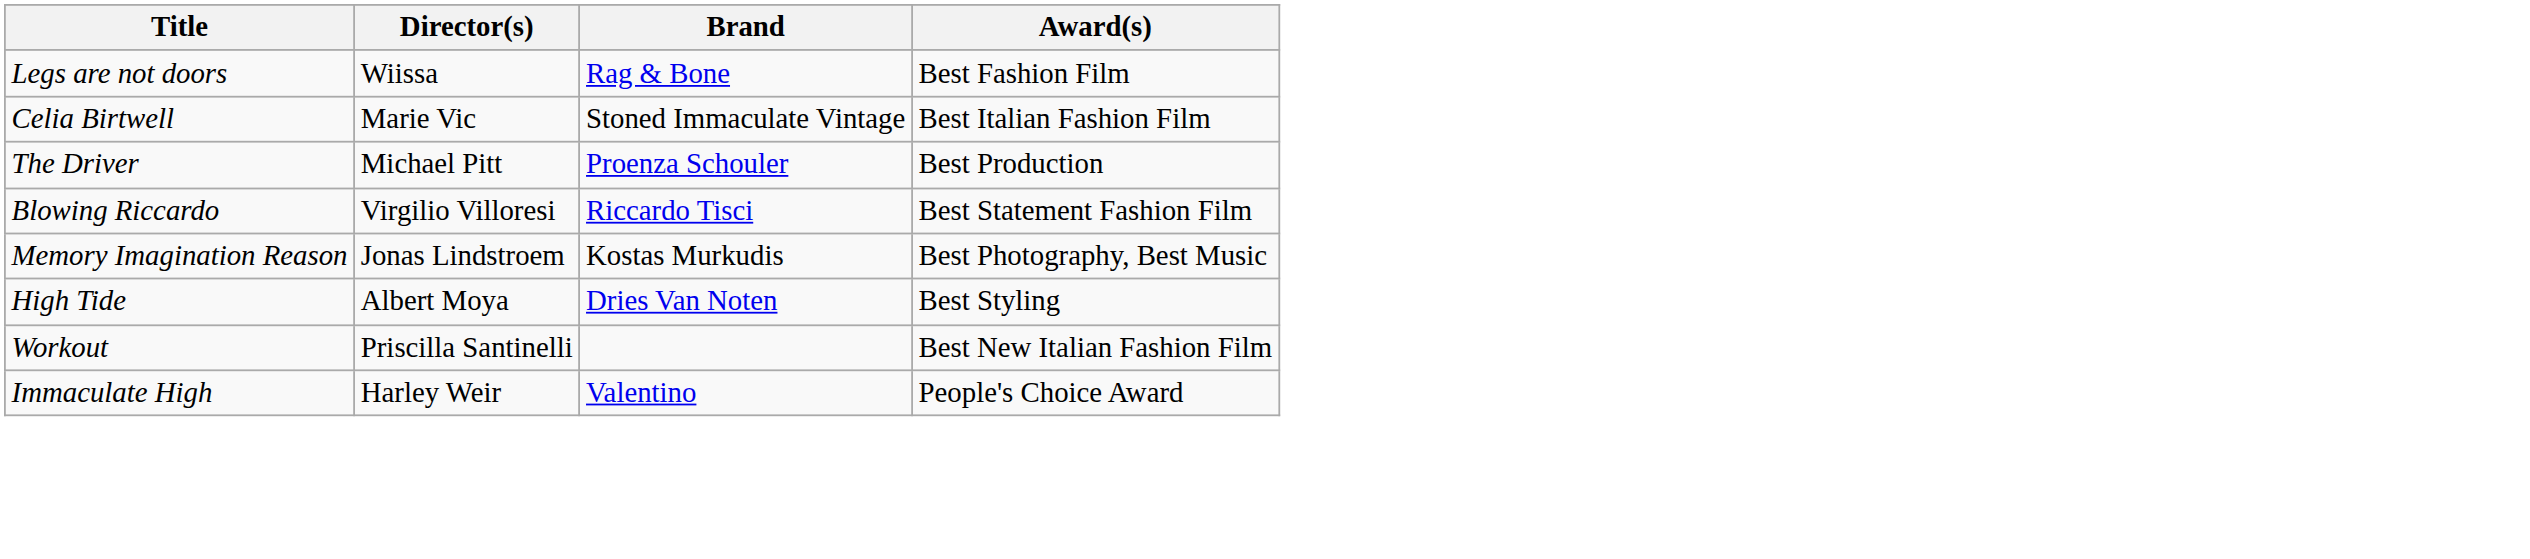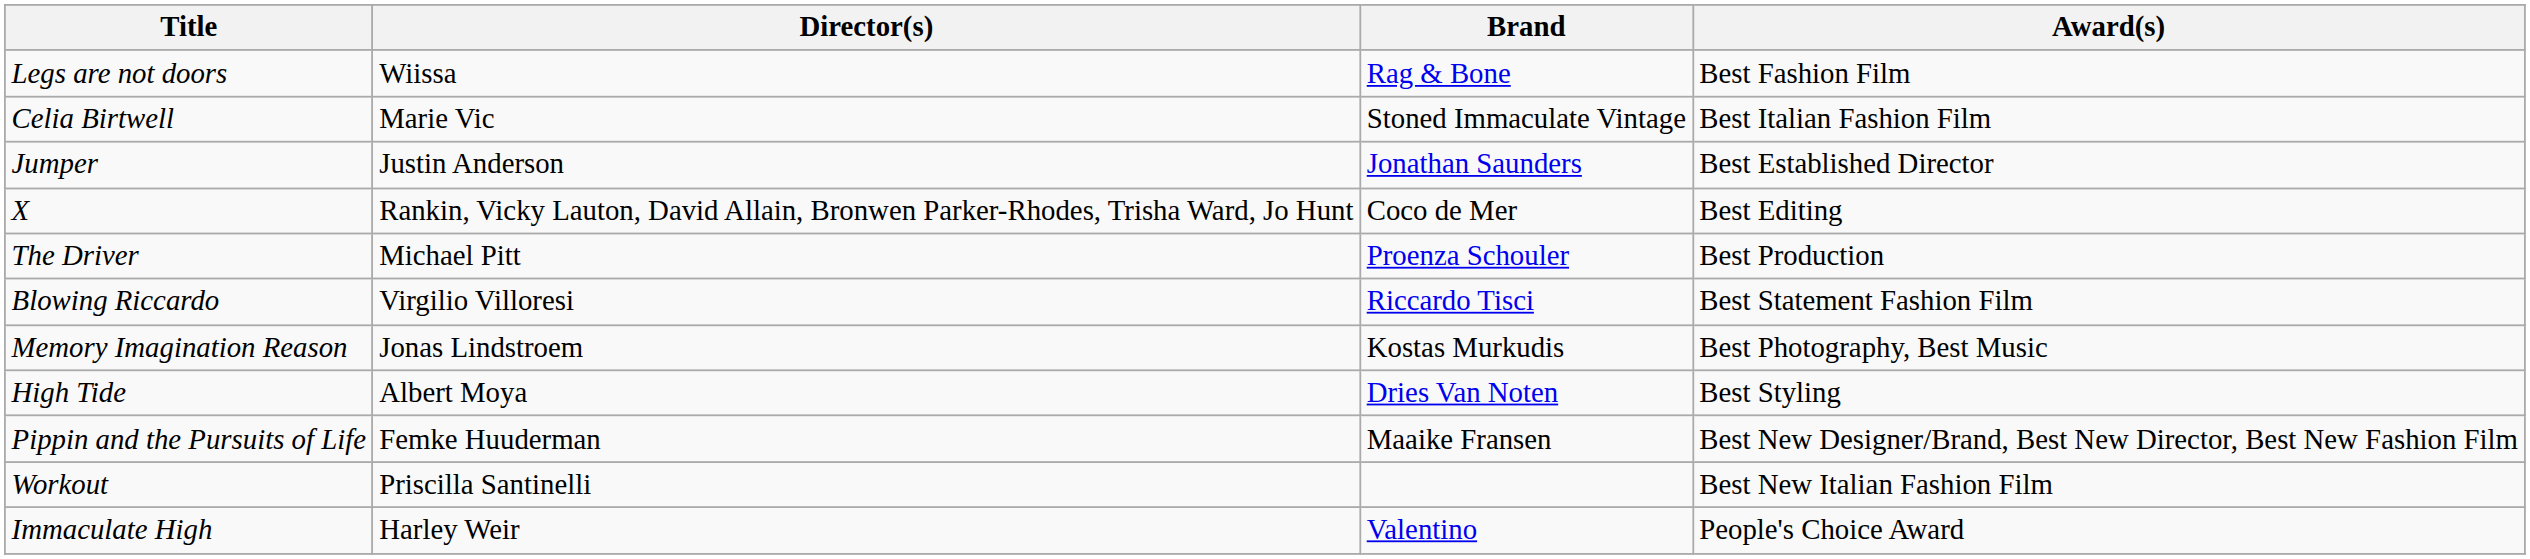+ row: (55, 164)
+ row: (20, 210)
+ row: (189, 438)
